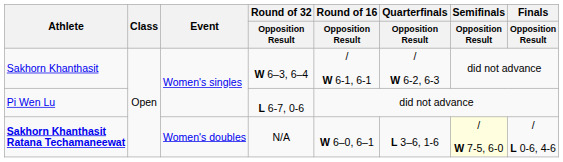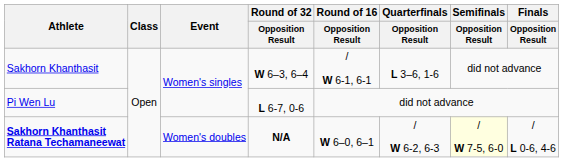(415, 69) / W 6-2, 6-3 -> (415, 75) L 3–6, 1-6
(281, 137) normal -> (281, 137) bold
(415, 143) L 3–6, 1-6 -> (415, 137) / W 6-2, 6-3
